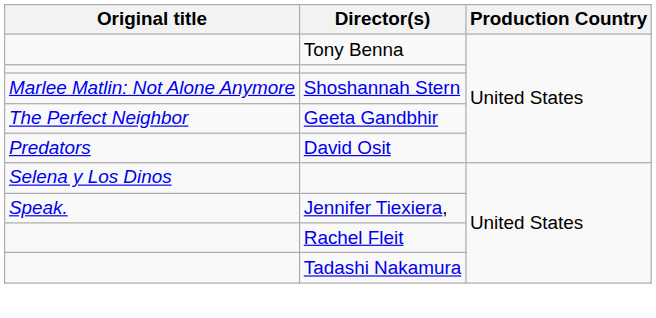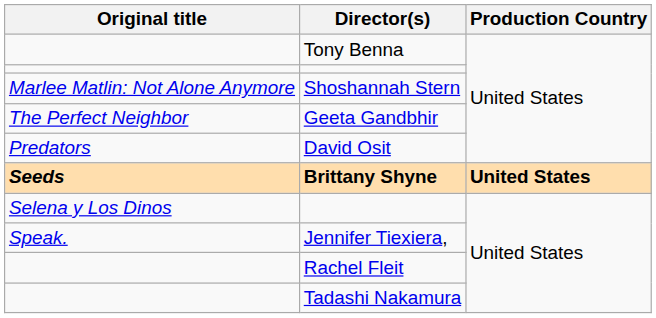+ row: (37, 177)
